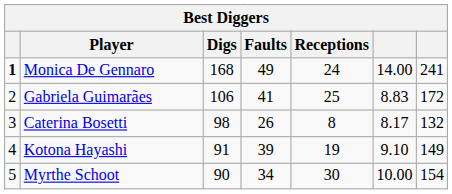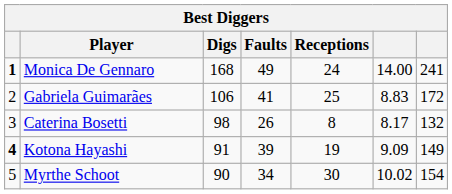(12, 149) normal -> (12, 149) bold
(394, 149) 9.10 -> (394, 149) 9.09
(394, 176) 10.00 -> (394, 176) 10.02
